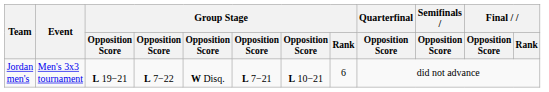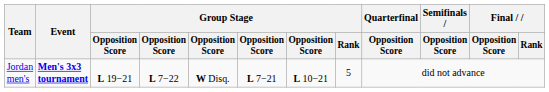(60, 73) normal -> (63, 73) bold
(343, 73) 6 -> (348, 73) 5
